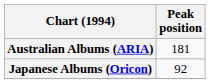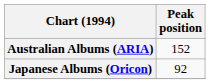(181, 48) 181 -> (181, 48) 152
